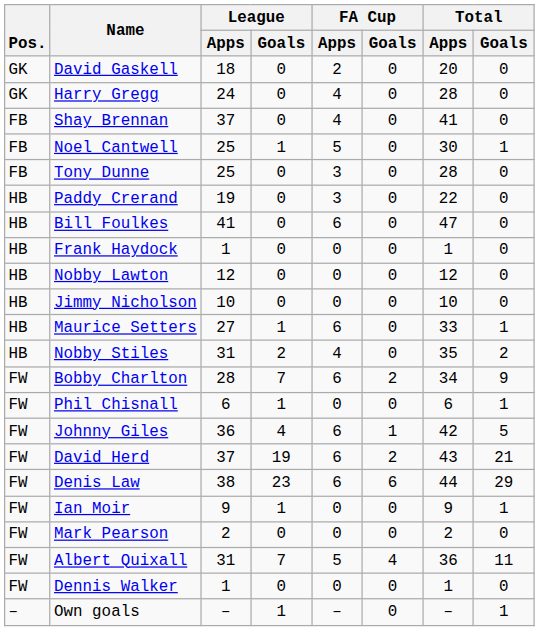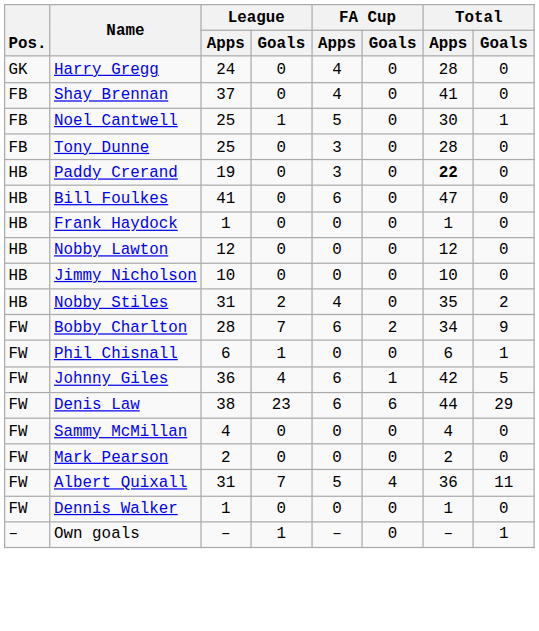- row: (116, 69)
(448, 198) normal -> (448, 173) bold
- row: (125, 328)
- row: (102, 457)
+ row: (121, 431)
- row: (92, 509)
